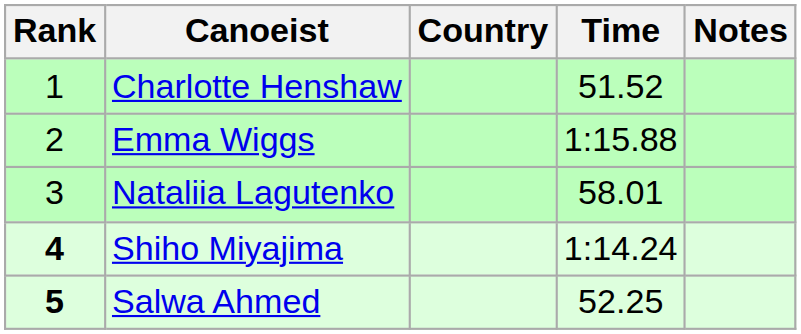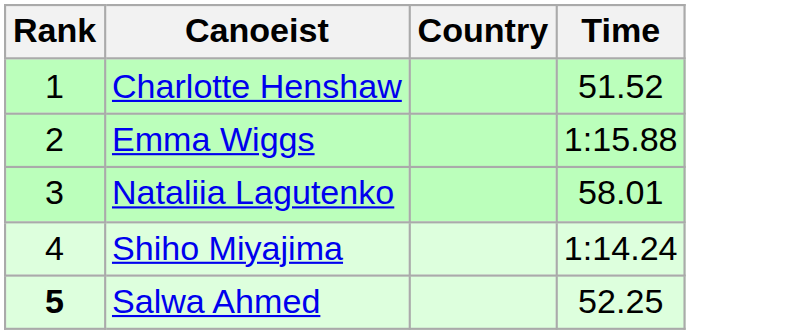- column: (741, 31)
(55, 247) bold -> (55, 247) normal
